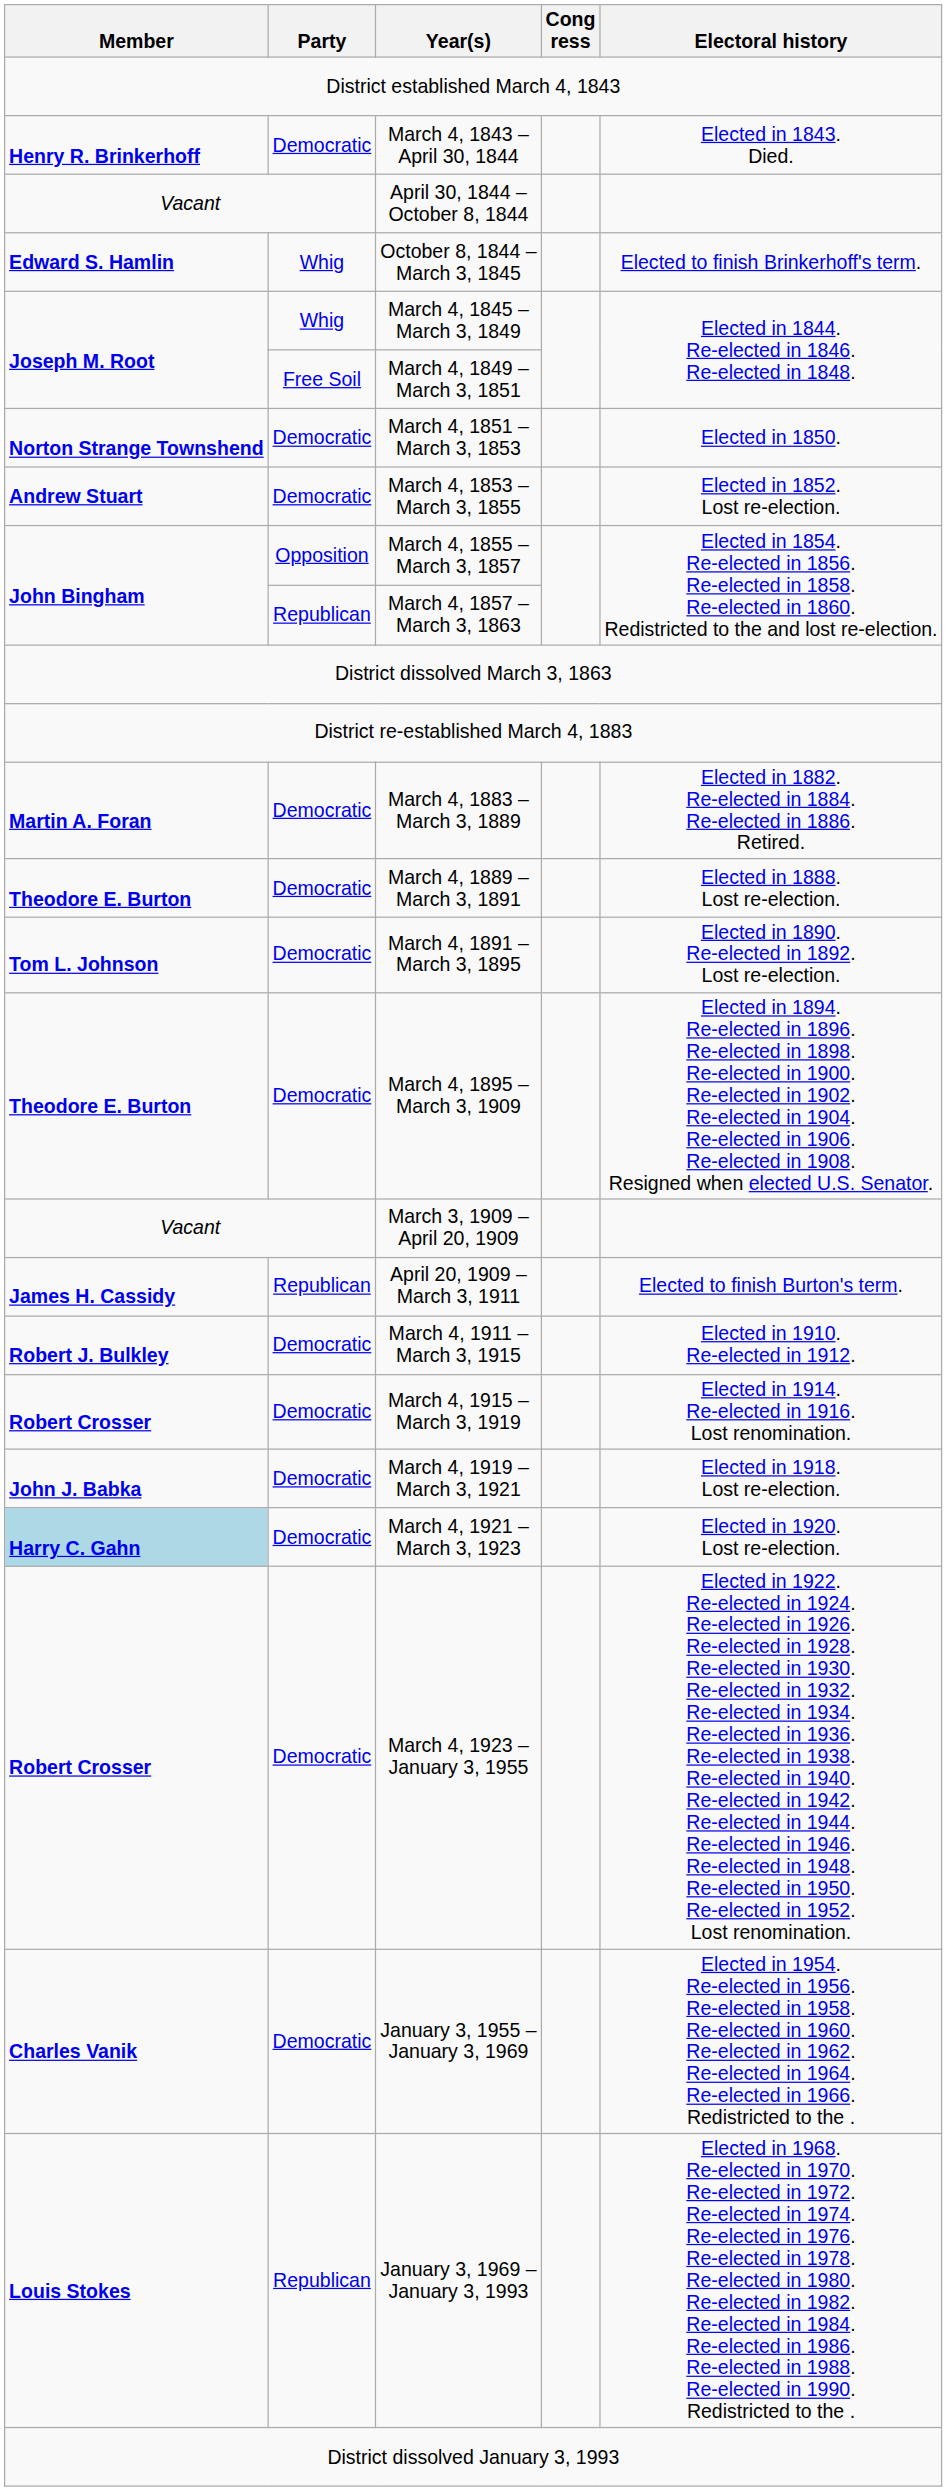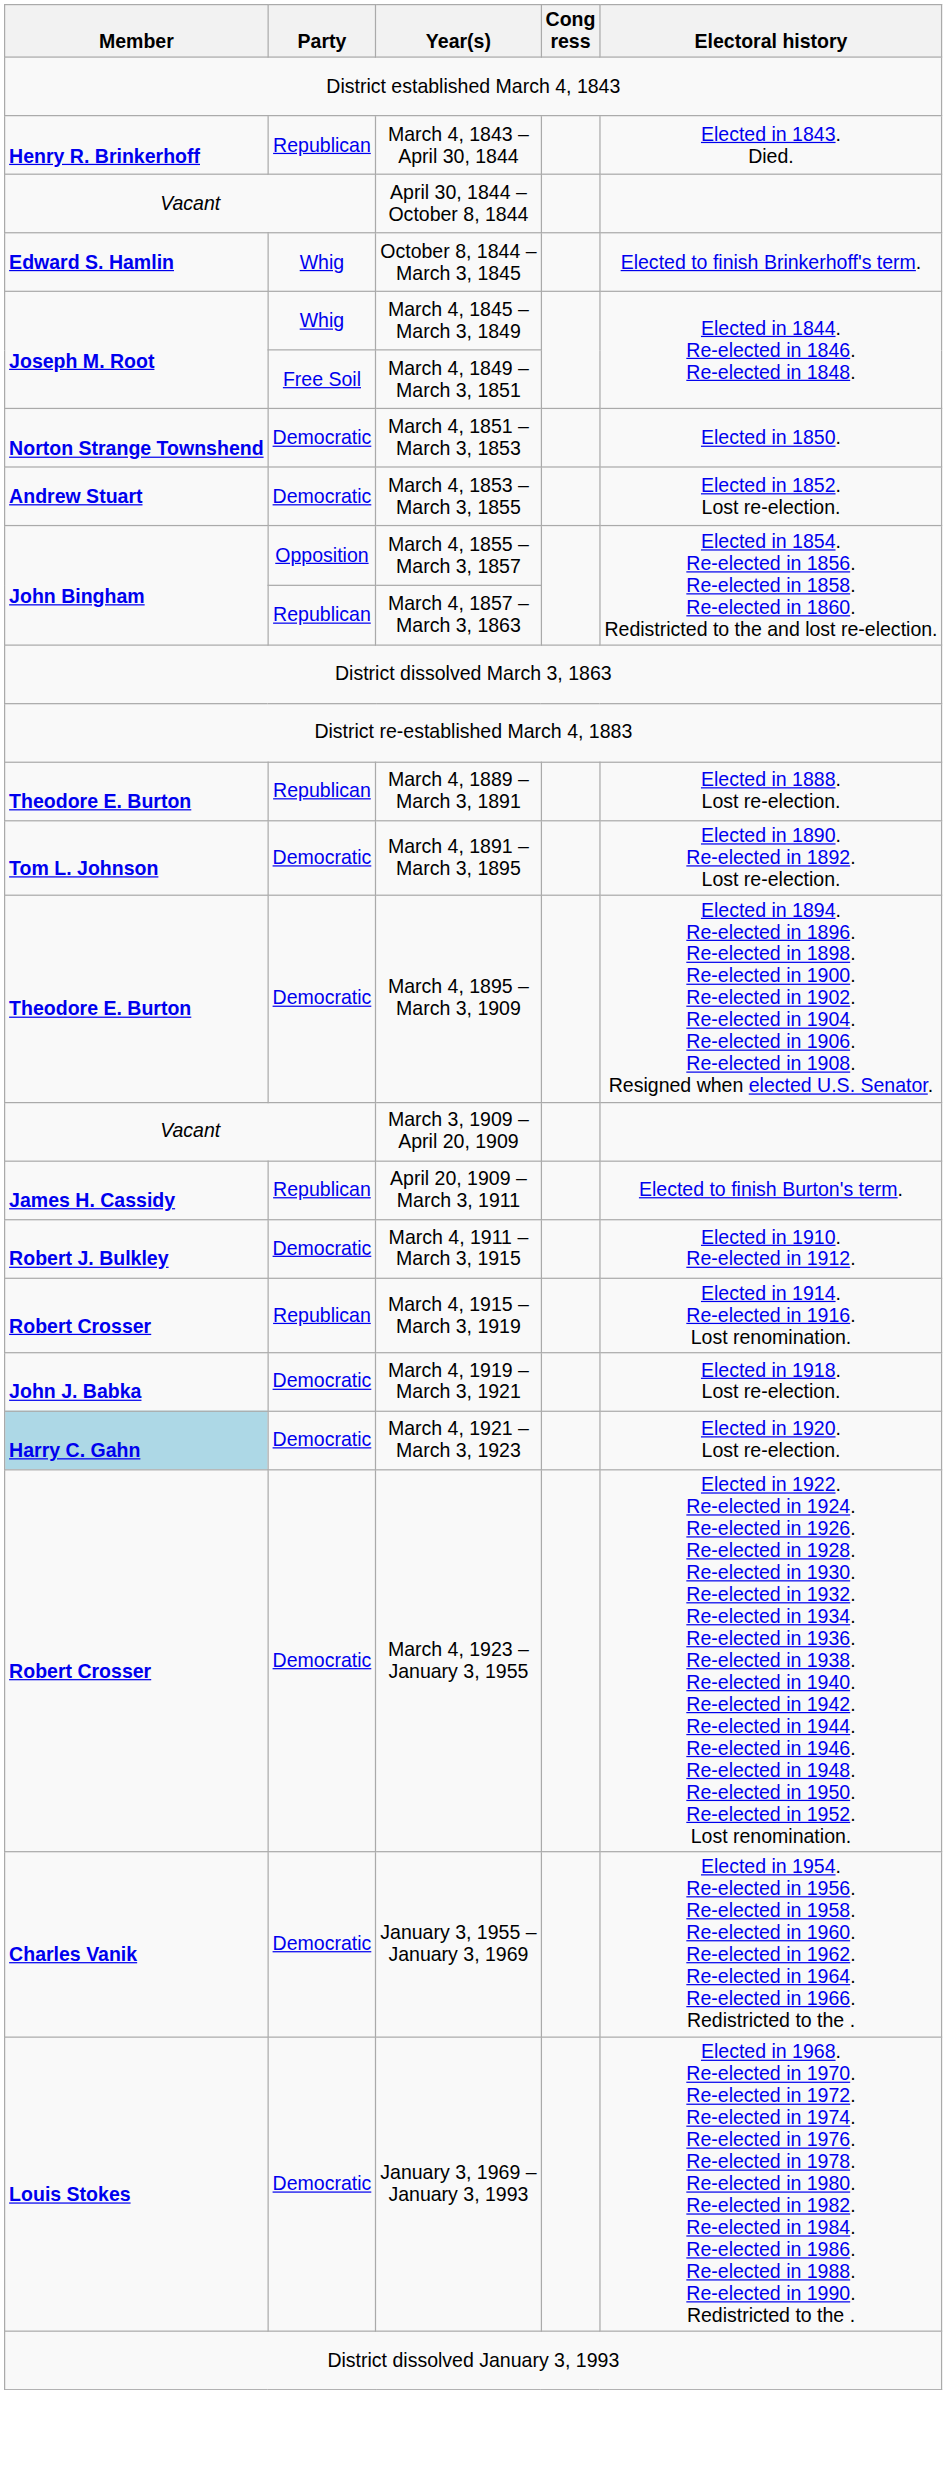(322, 145) Democratic -> (322, 145) Republican
- row: (458, 810)
(322, 887) Democratic -> (322, 791) Republican
(322, 1411) Democratic -> (322, 1315) Republican
(322, 2280) Republican -> (322, 2183) Democratic
